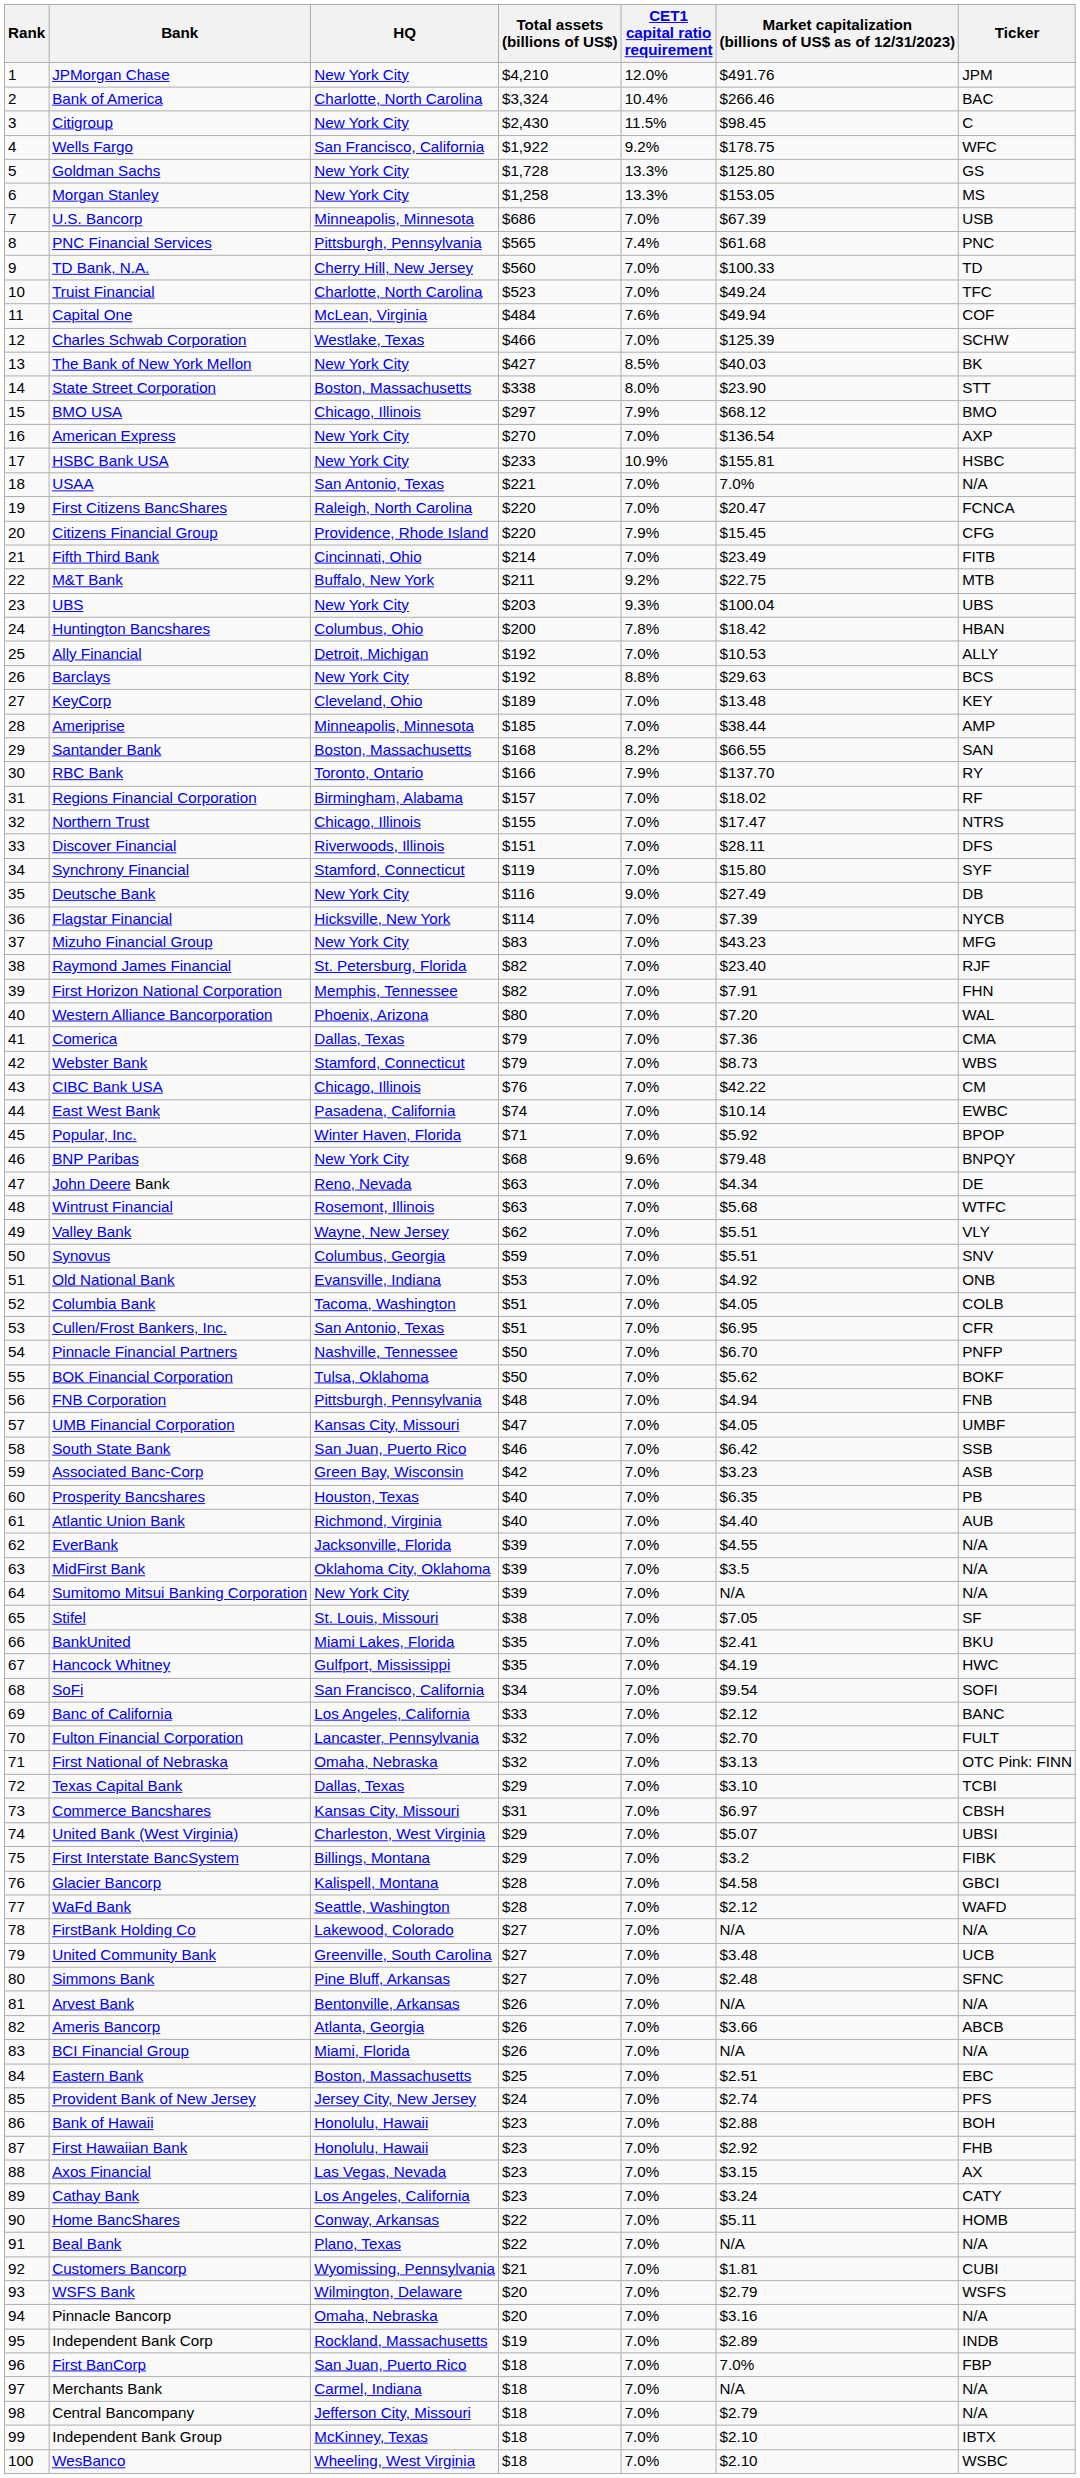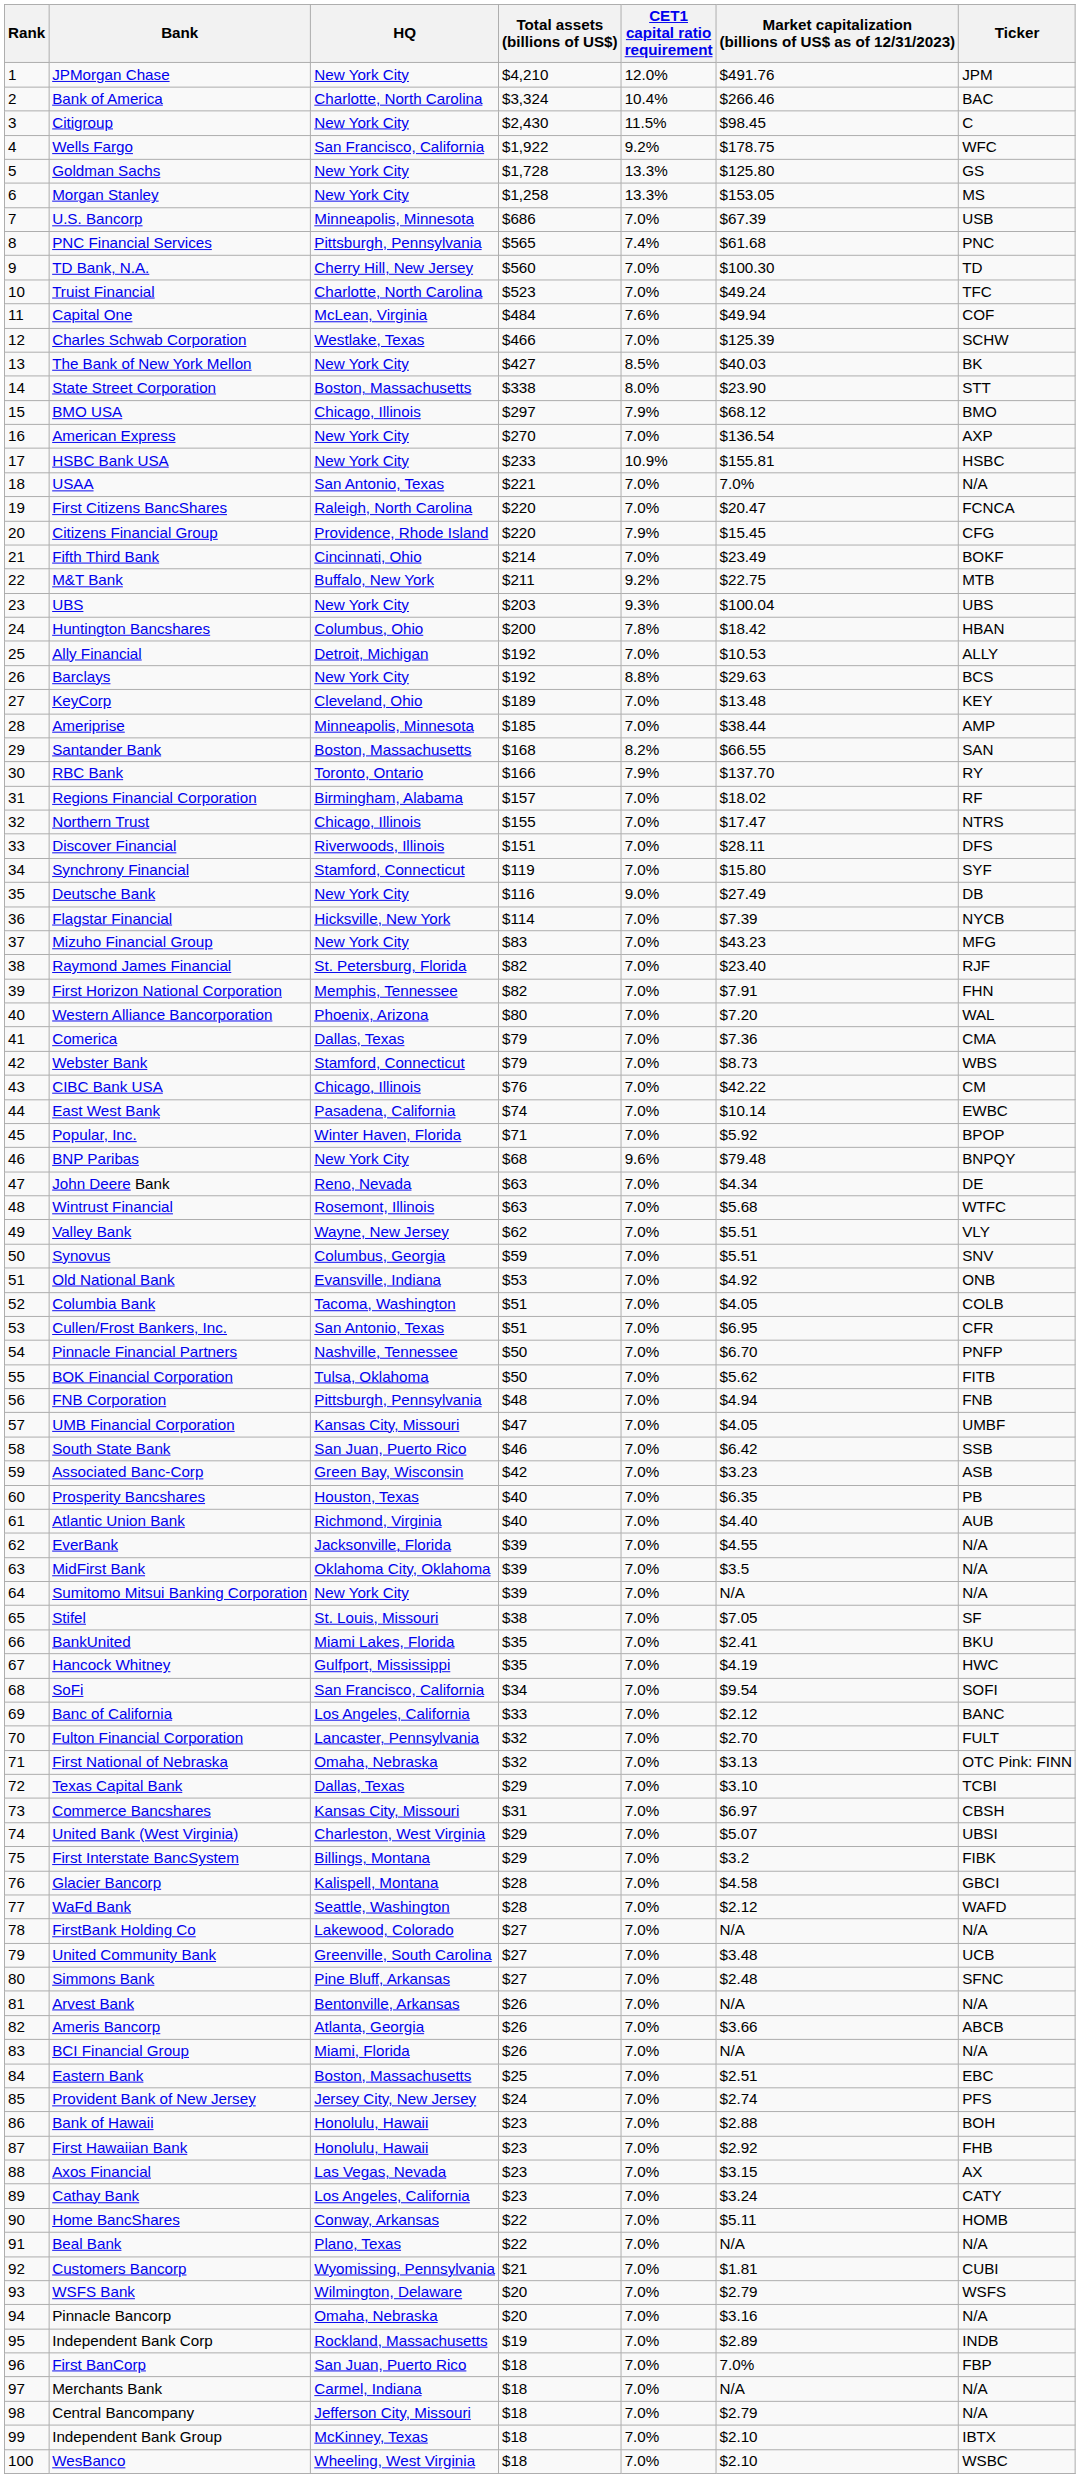(747, 267) $100.33 -> (747, 267) $100.30
(979, 556) FITB -> (983, 556) BOKF
(983, 1376) BOKF -> (979, 1376) FITB
